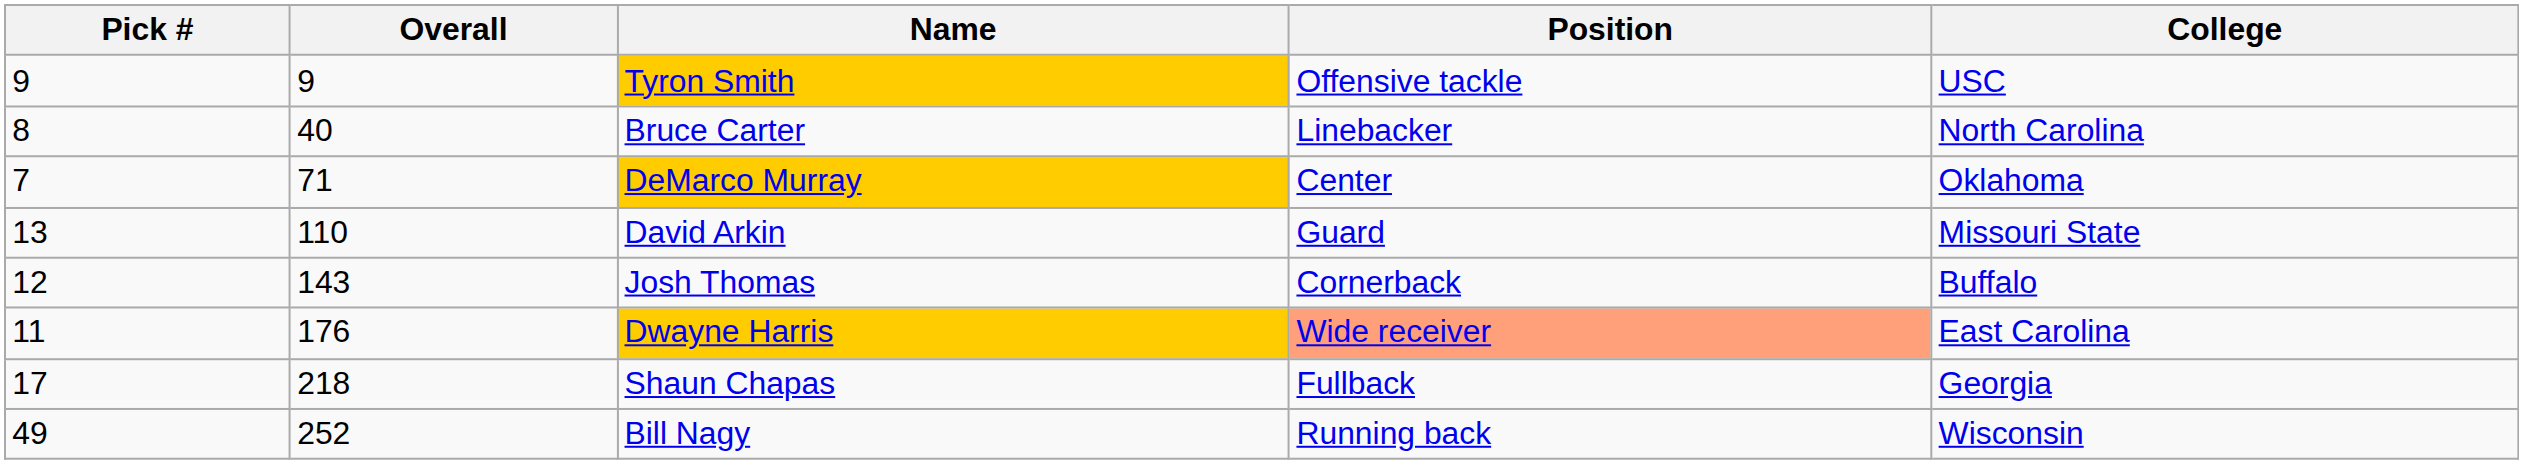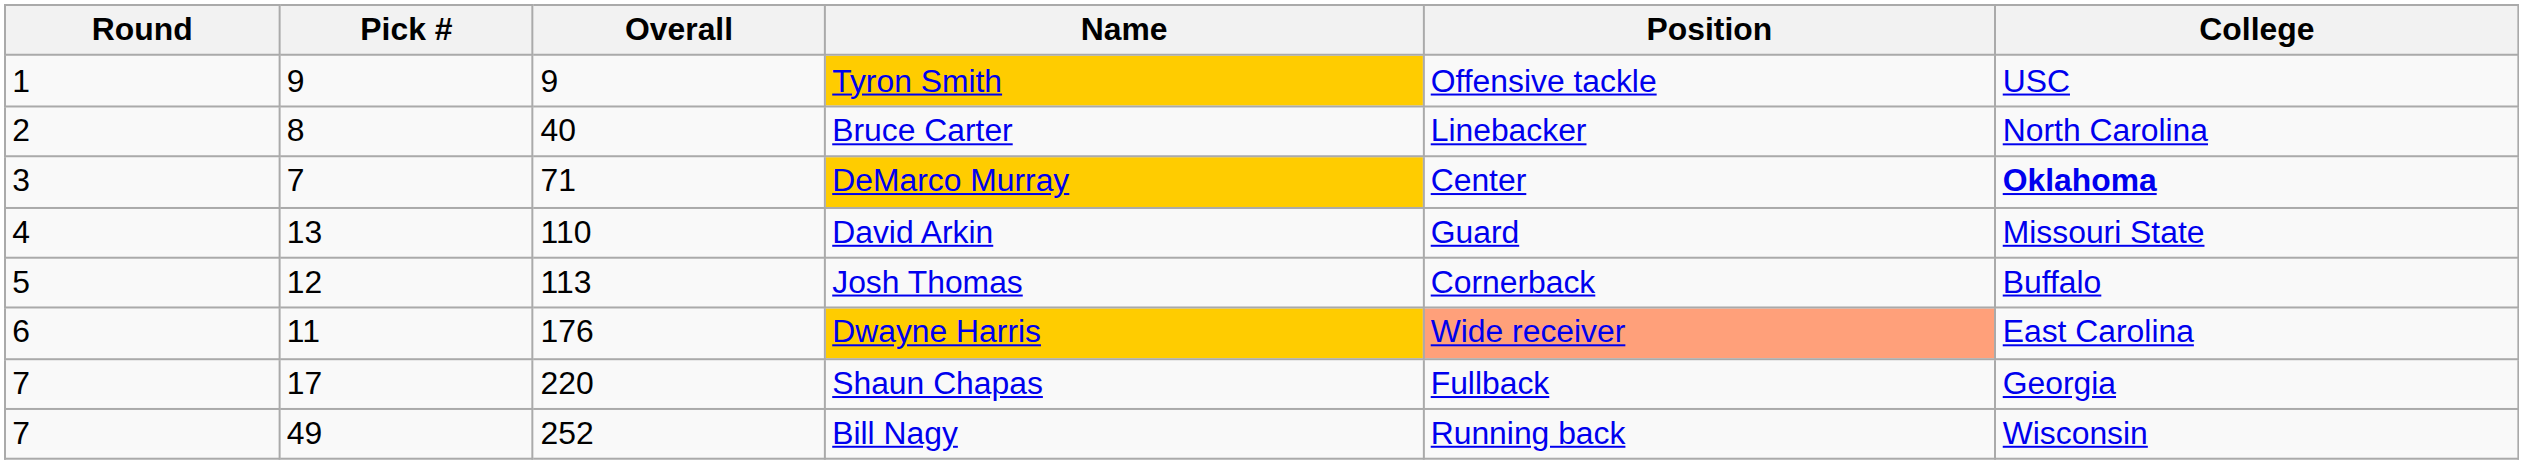+ column: (142, 29)
(2011, 181) normal -> (2080, 181) bold
(324, 282) 143 -> (566, 282) 113
(324, 383) 218 -> (567, 383) 220
